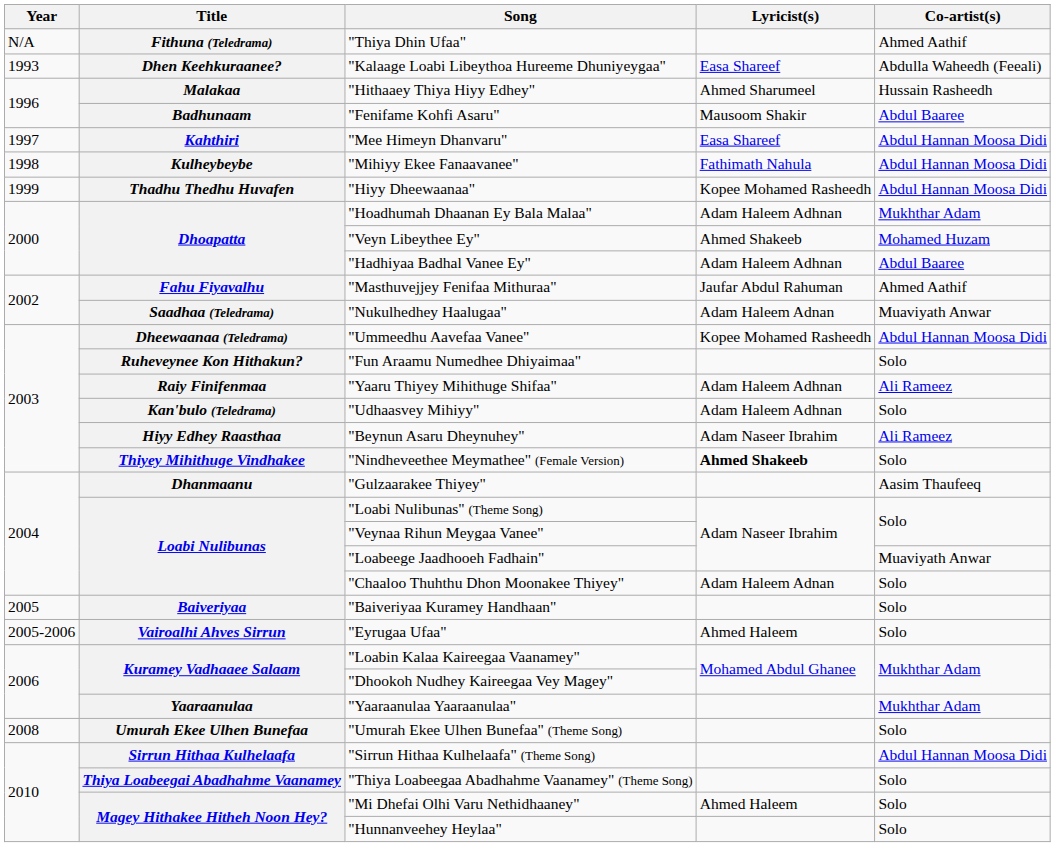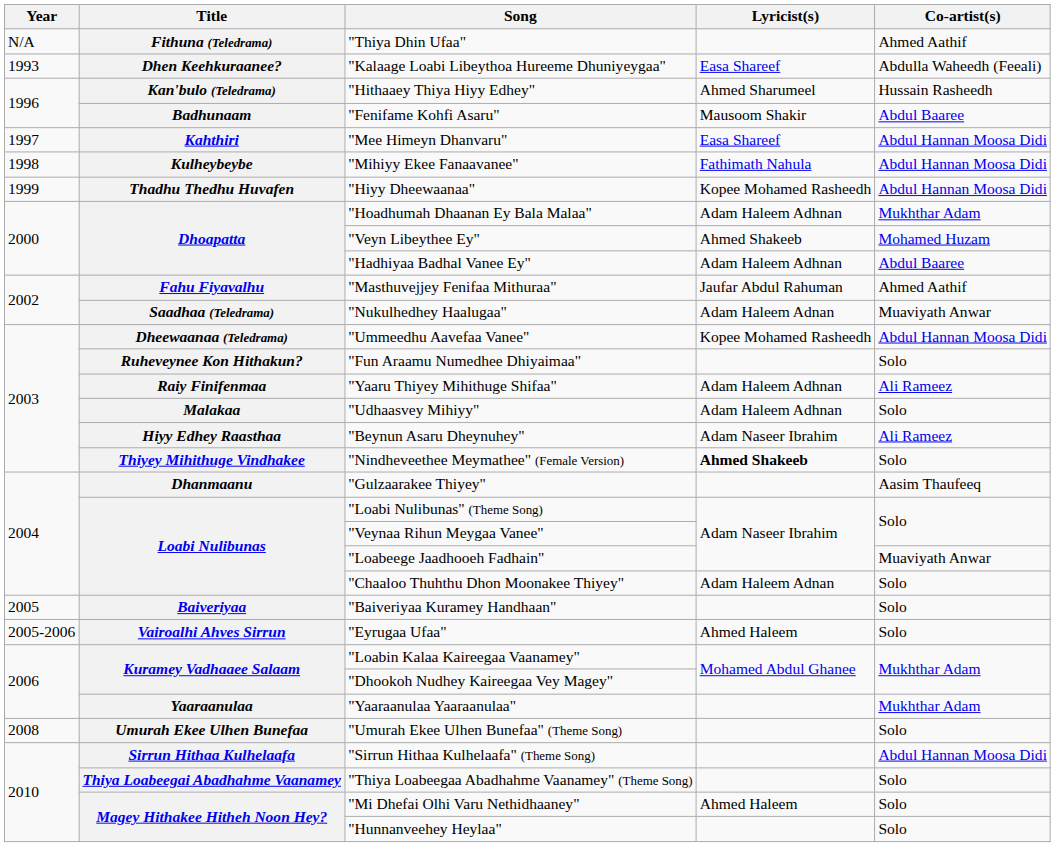(212, 90) Malakaa -> (212, 90) Kan'bulo (Teledrama)
(212, 410) Kan'bulo (Teledrama) -> (212, 410) Malakaa
